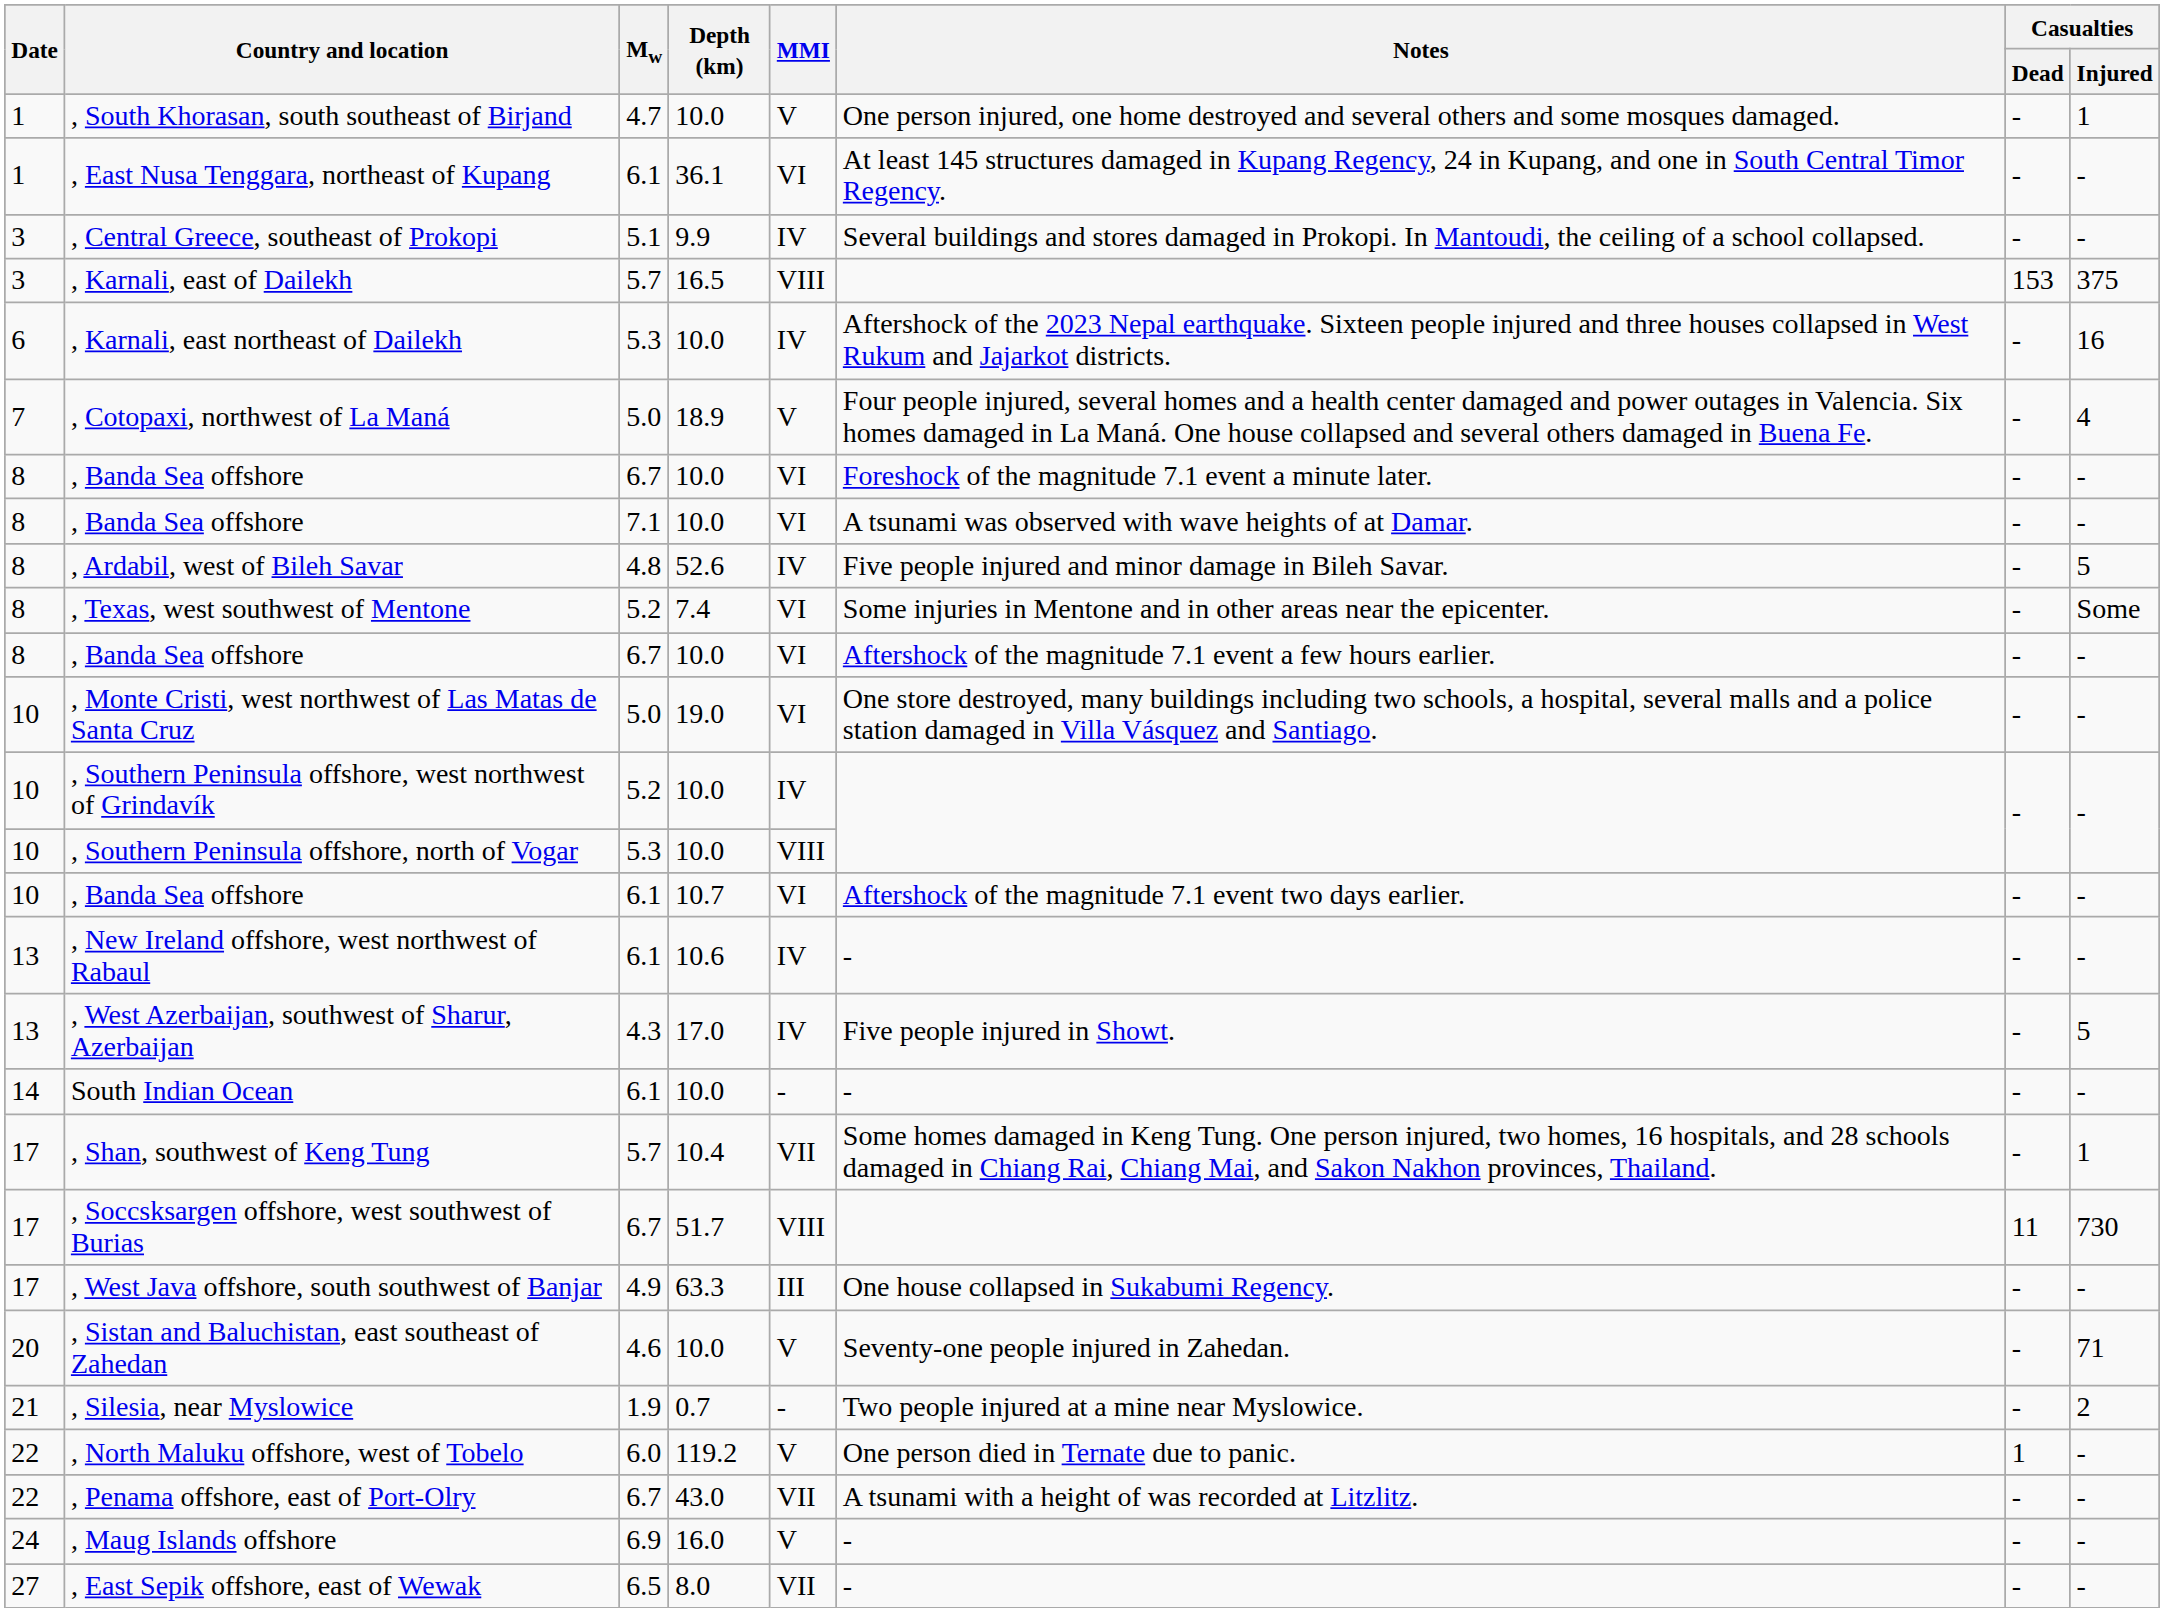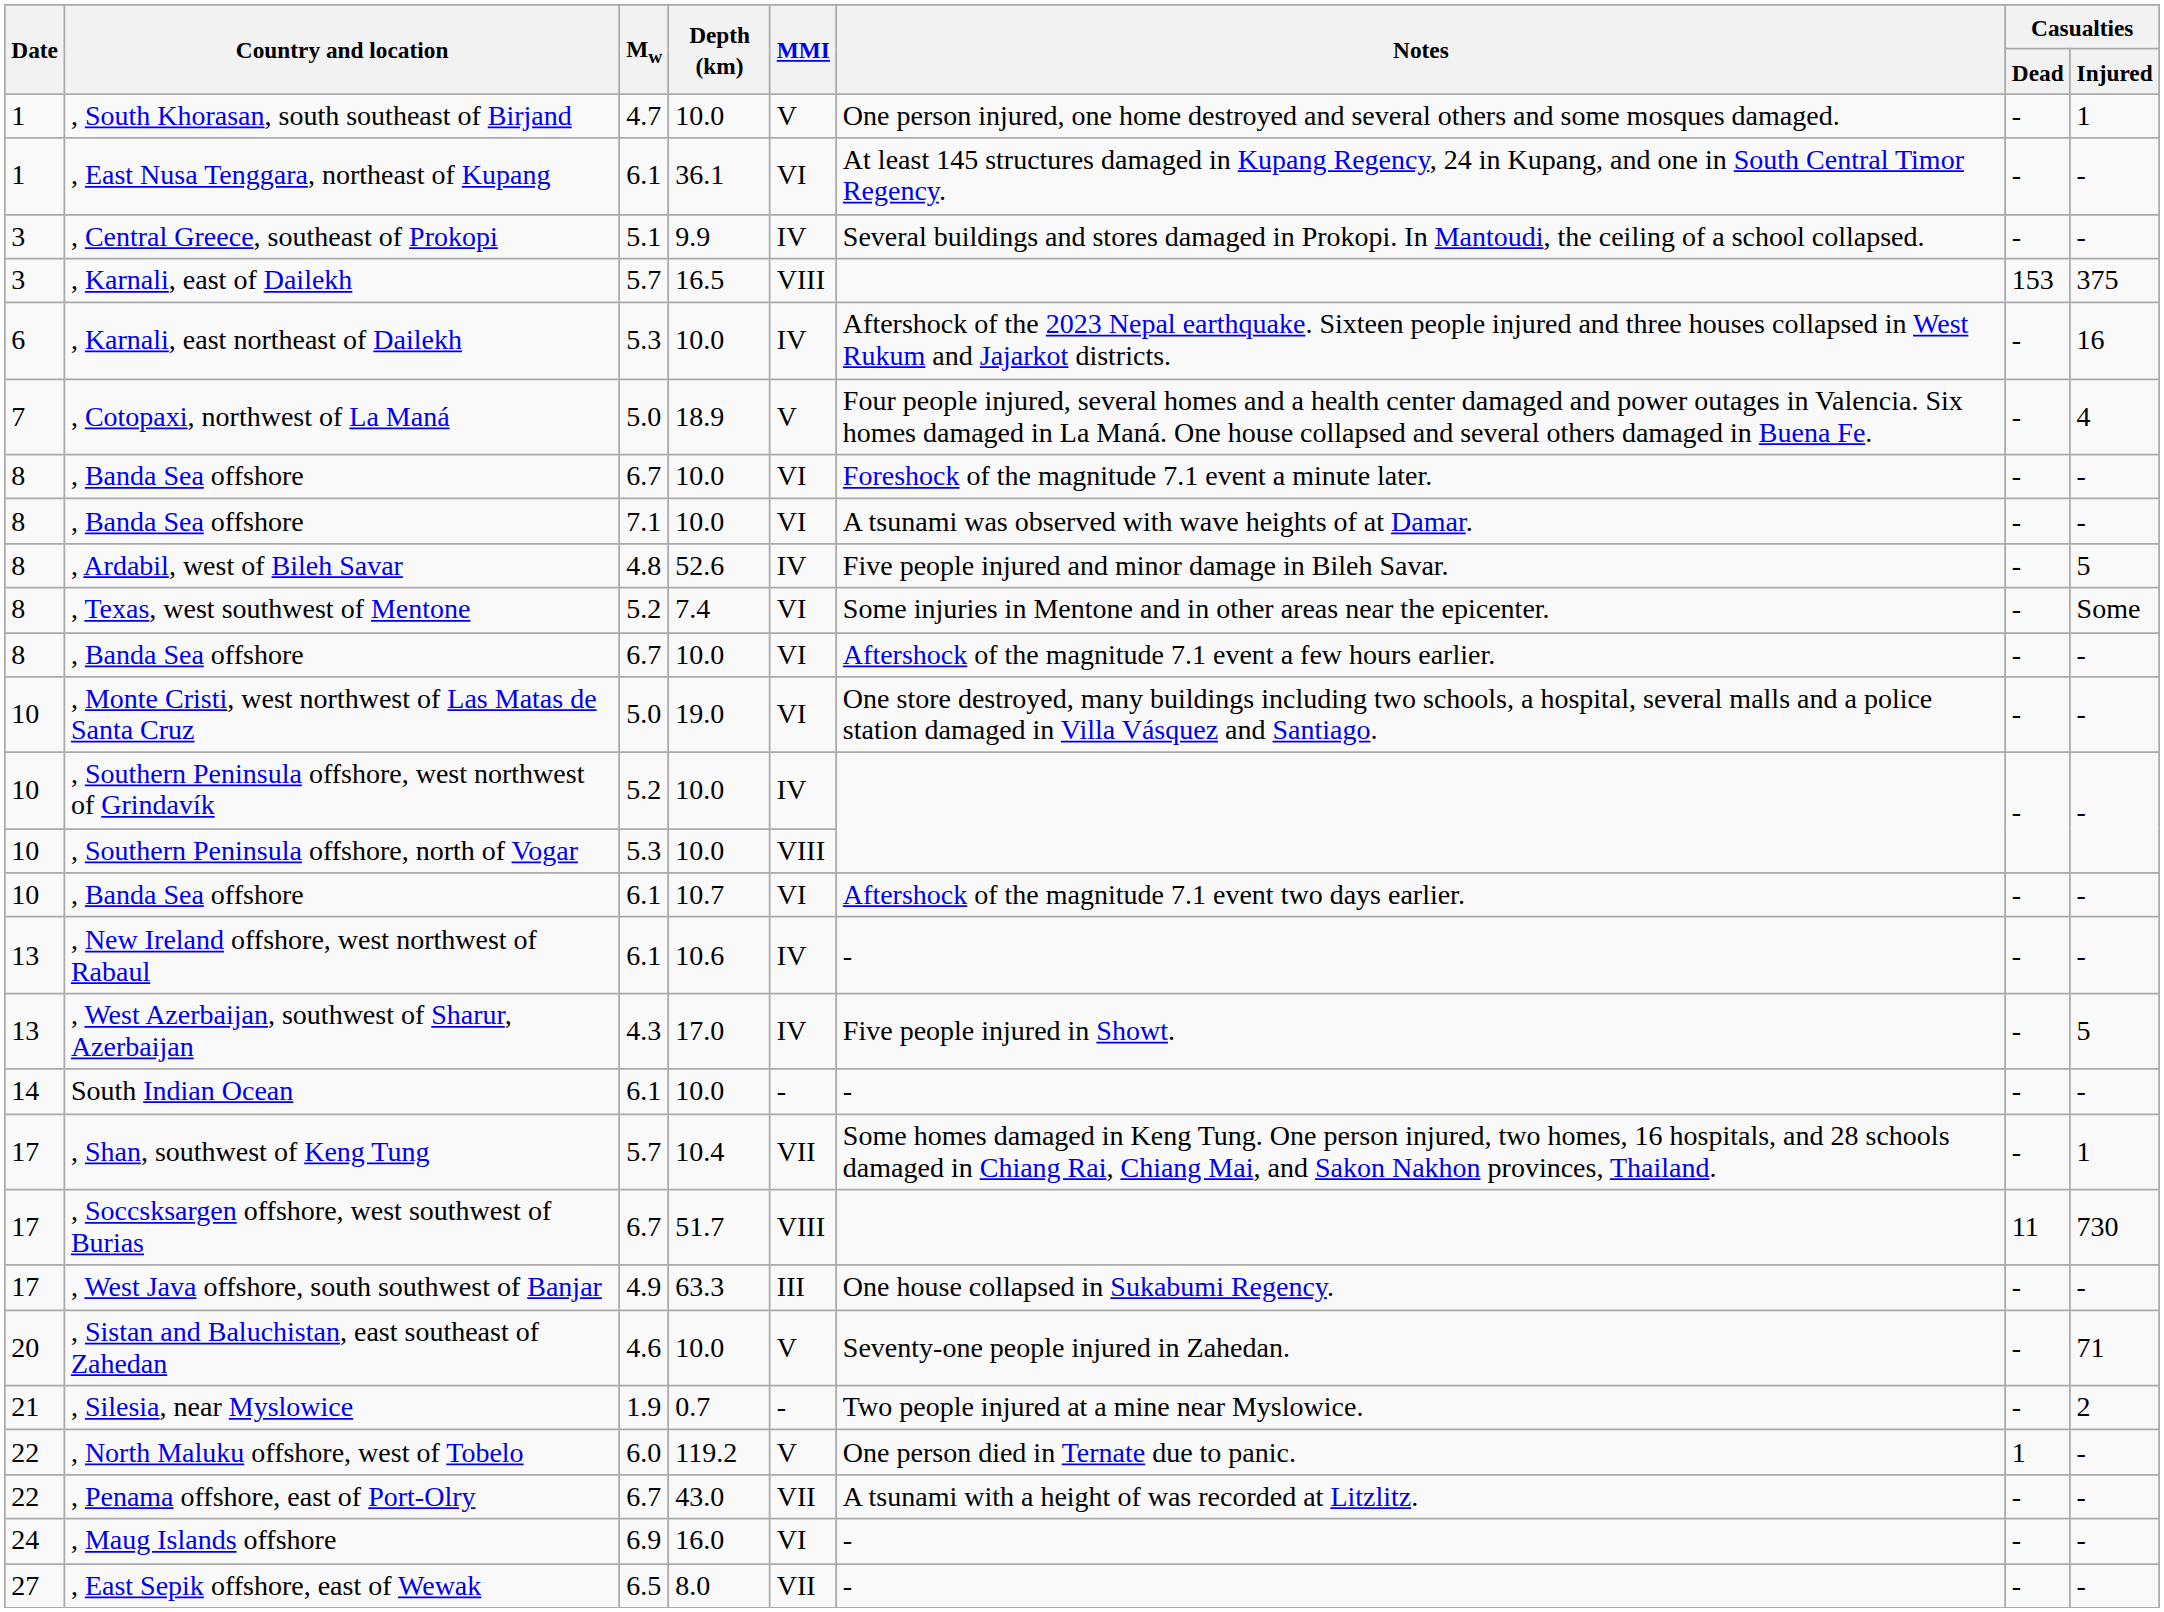(787, 1540) V -> (792, 1540) VI
